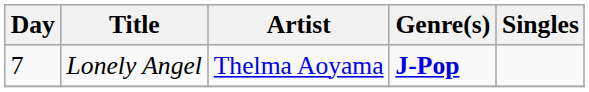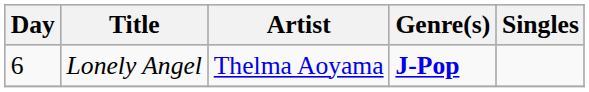(17, 65) 7 -> (17, 65) 6
